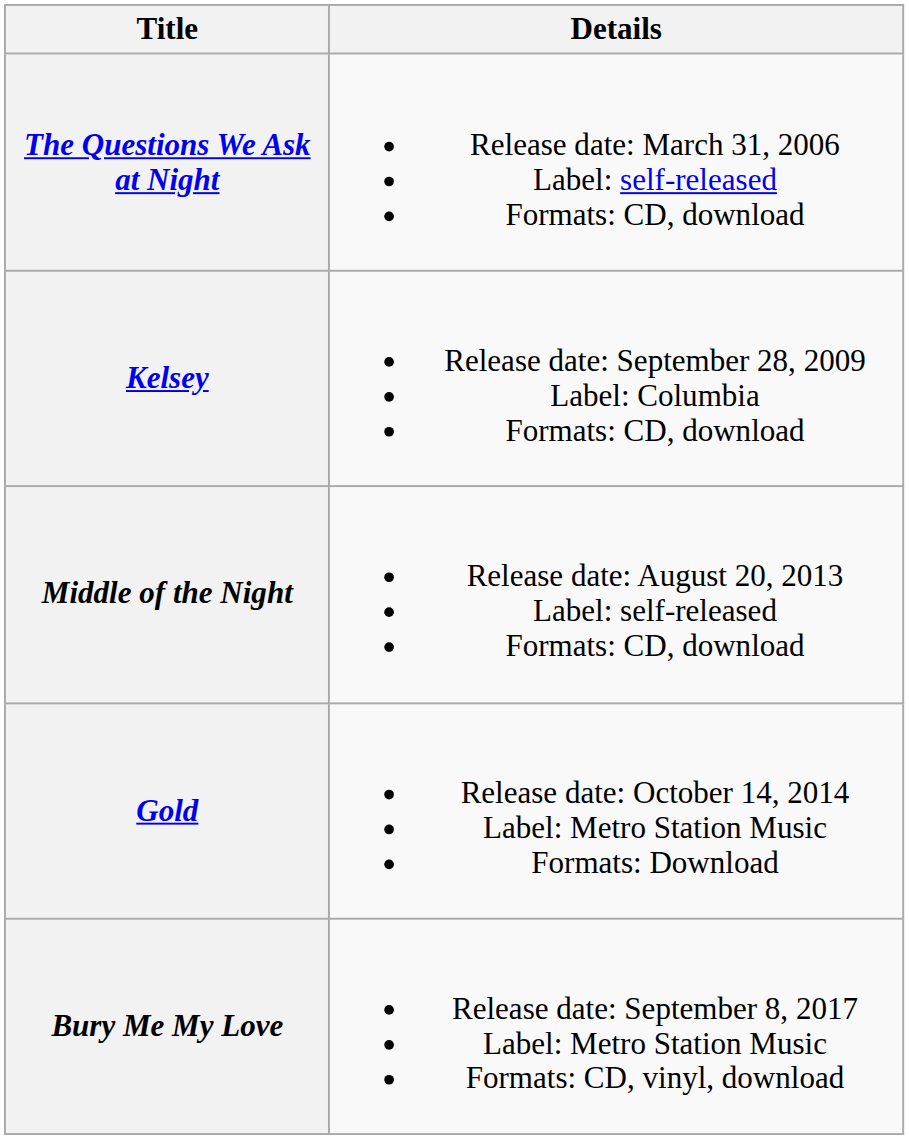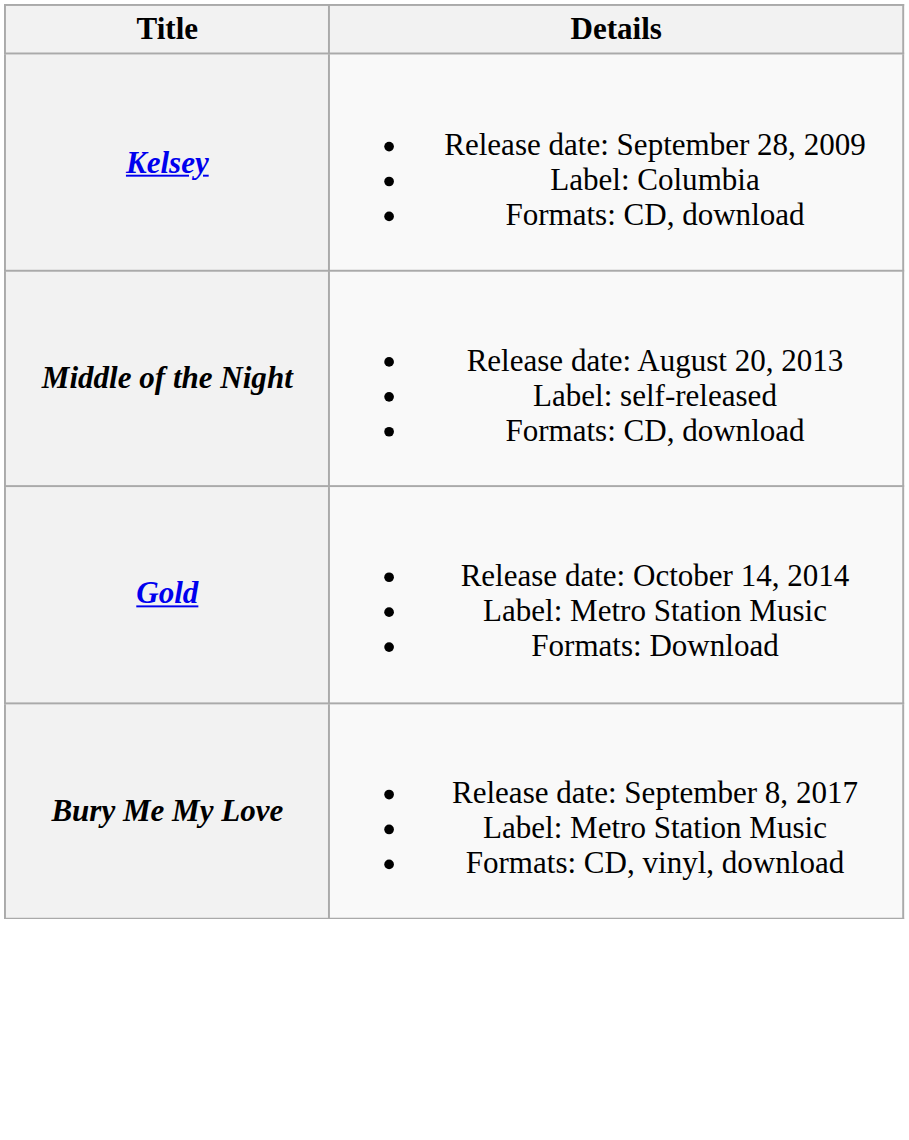- row: (167, 161)
